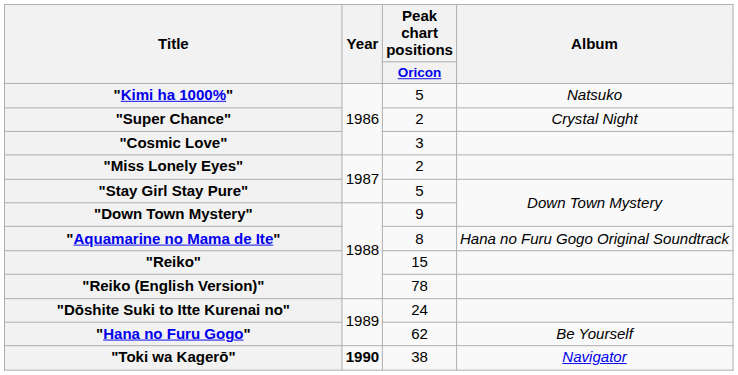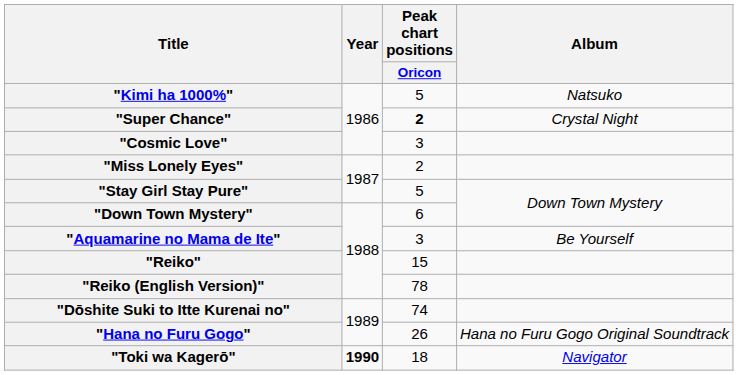(420, 119) normal -> (420, 119) bold
(420, 214) 9 -> (420, 214) 6
(420, 238) 8 -> (420, 238) 3
(595, 238) Hana no Furu Gogo Original Soundtrack -> (595, 238) Be Yourself
(420, 310) 24 -> (420, 310) 74
(420, 334) 62 -> (420, 334) 26
(595, 334) Be Yourself -> (595, 334) Hana no Furu Gogo Original Soundtrack
(420, 357) 38 -> (420, 357) 18
